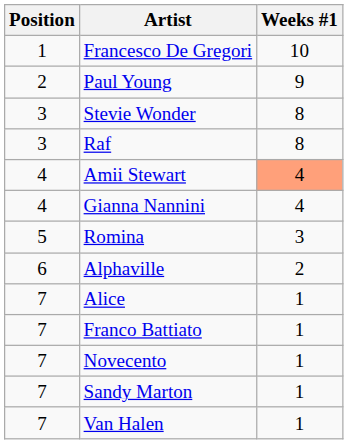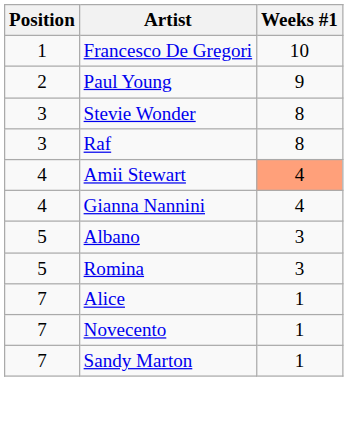+ row: (112, 236)
- row: (124, 267)
- row: (143, 329)
- row: (124, 422)
